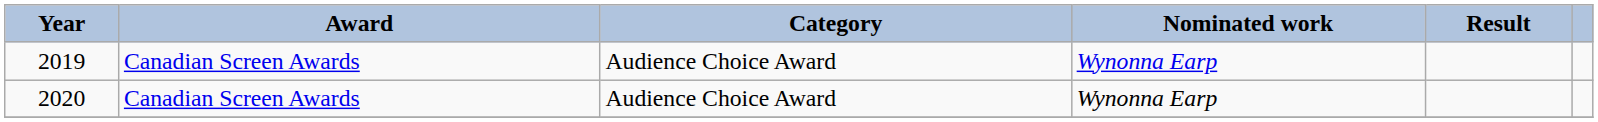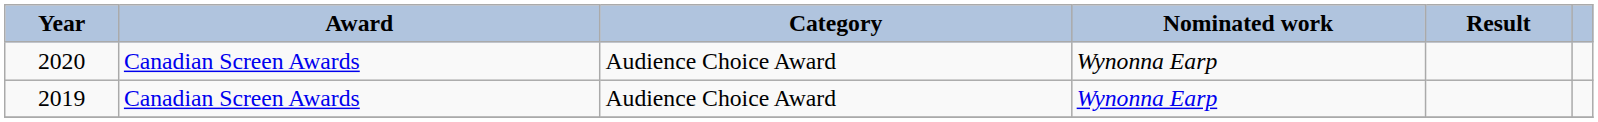rows swapped: (62, 60) <-> (62, 98)
